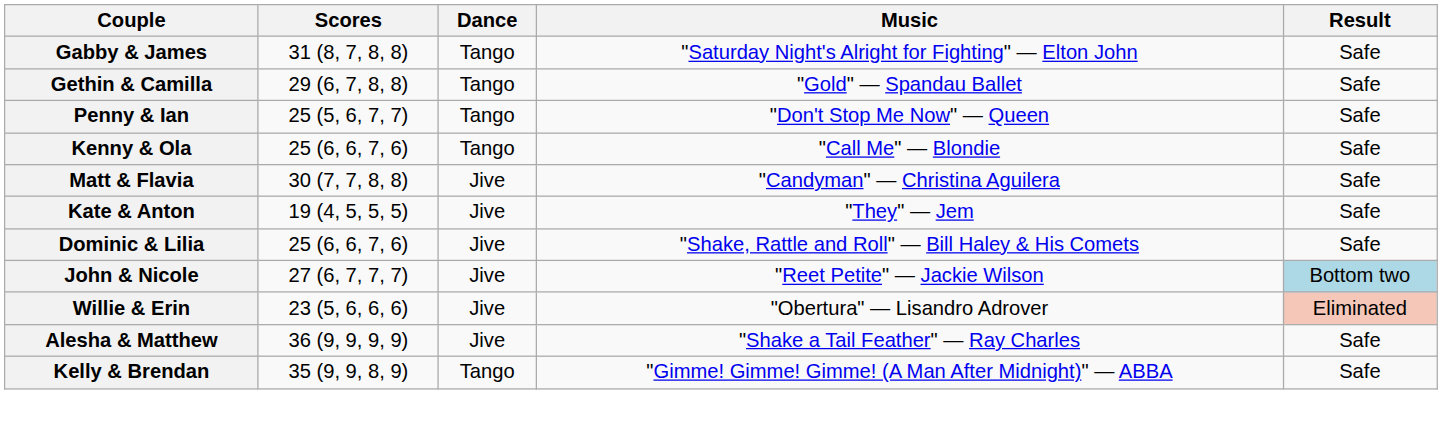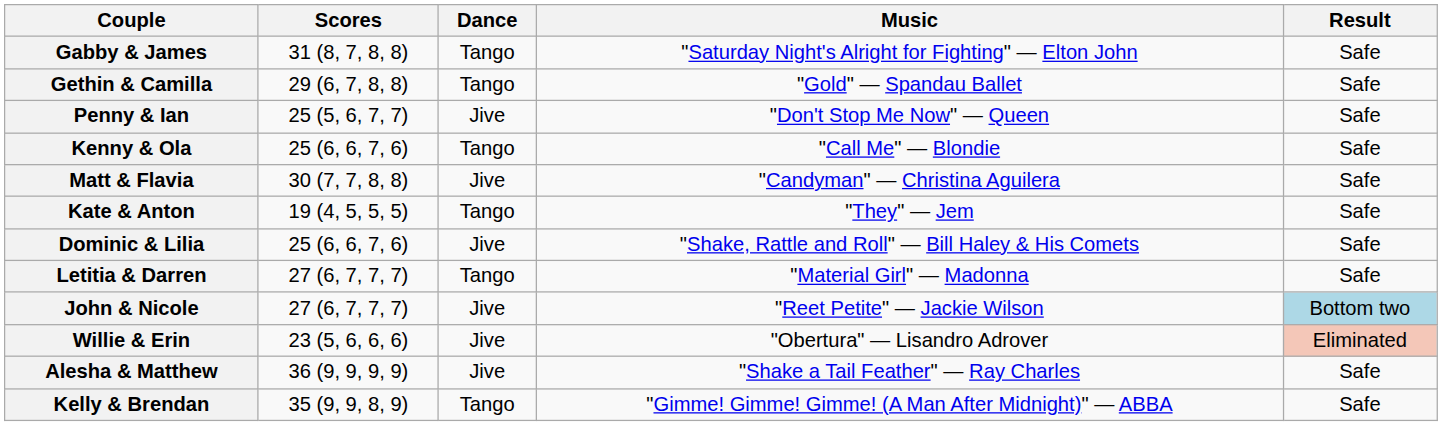(487, 116) Tango -> (487, 116) Jive
(487, 212) Jive -> (487, 212) Tango
+ row: (131, 276)
